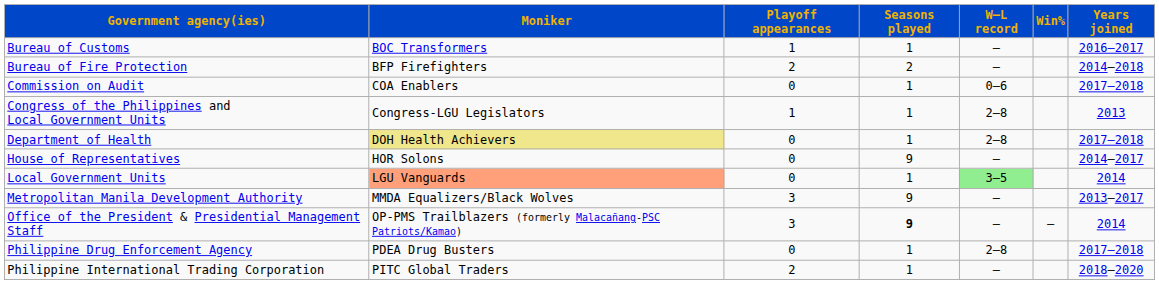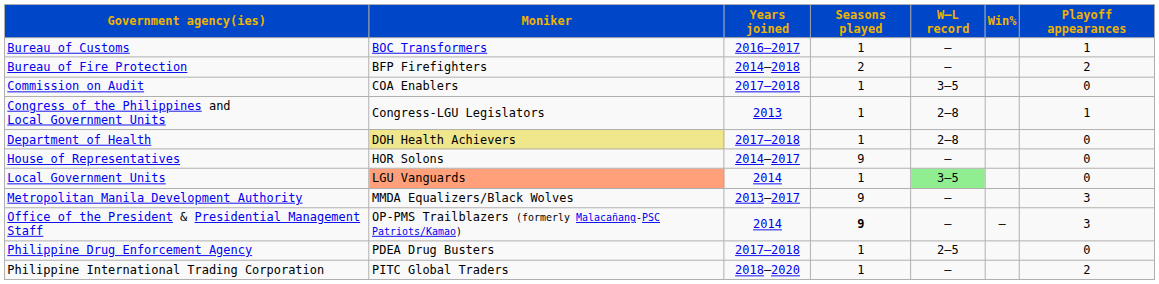columns swapped: (1111, 21) <-> (792, 21)
(996, 86) 0–6 -> (948, 86) 3–5
(996, 251) 2–8 -> (948, 251) 2–5
